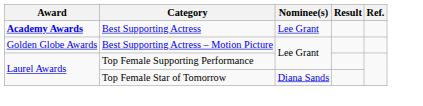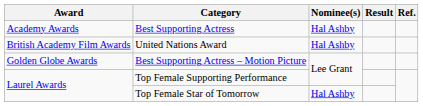(45, 28) bold -> (43, 28) normal
(298, 28) Lee Grant -> (333, 28) Hal Ashby
+ row: (181, 45)
(303, 77) Diana Sands -> (333, 93) Hal Ashby
